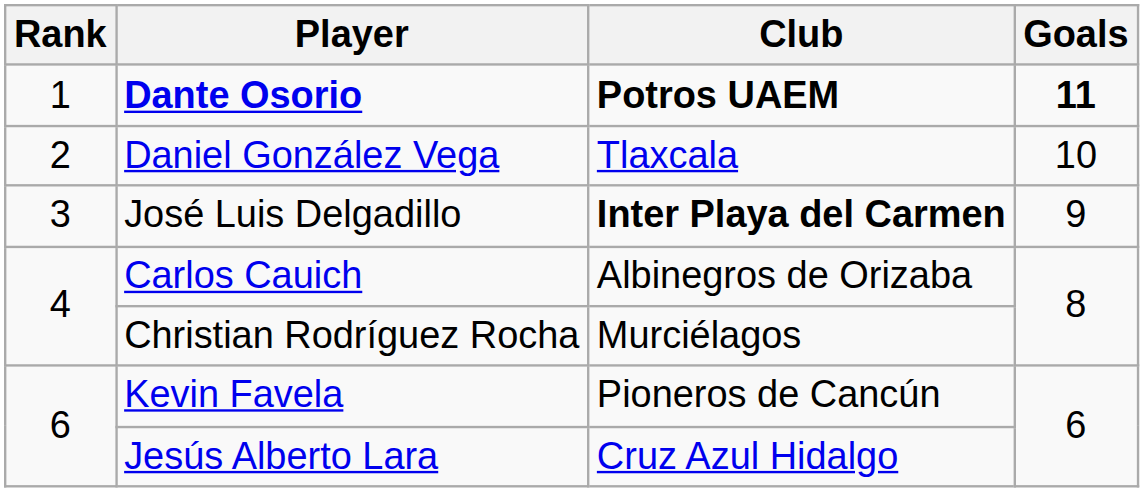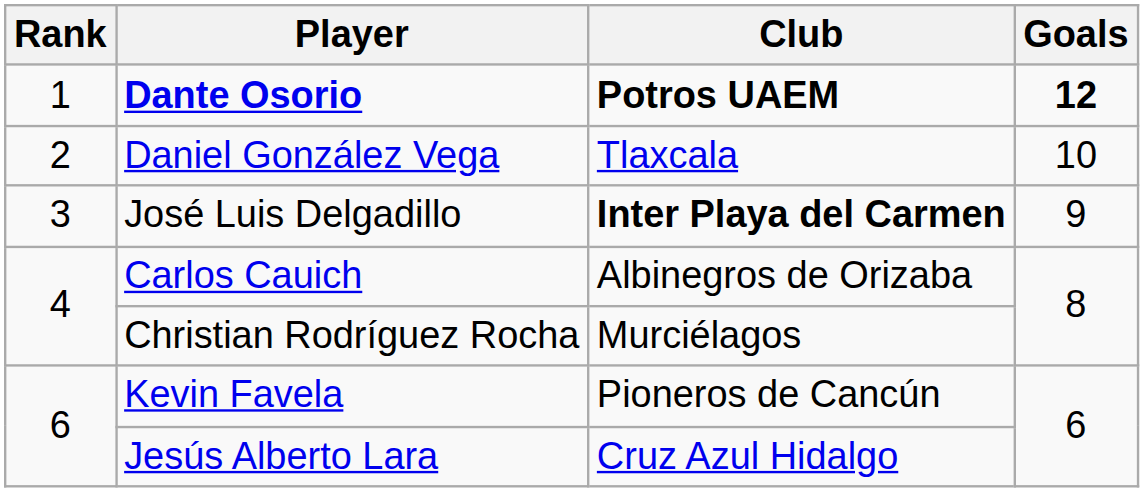(1076, 94) 11 -> (1076, 94) 12
